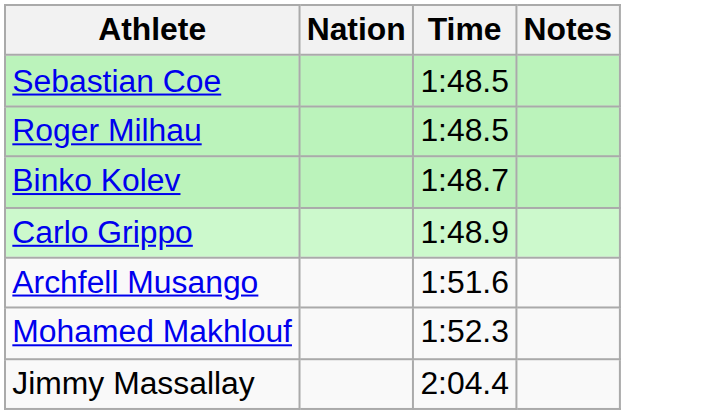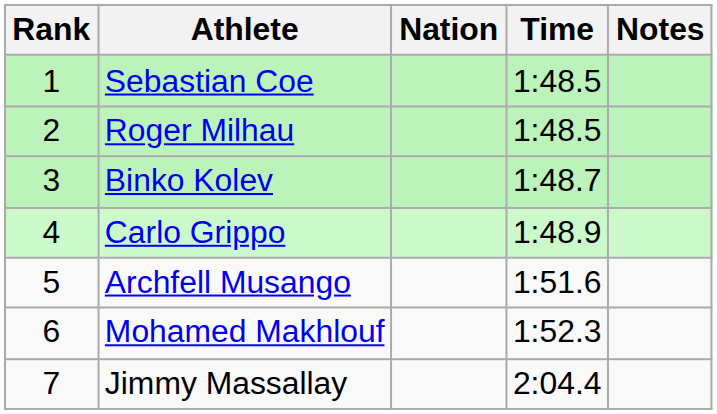+ column: (51, 29)
